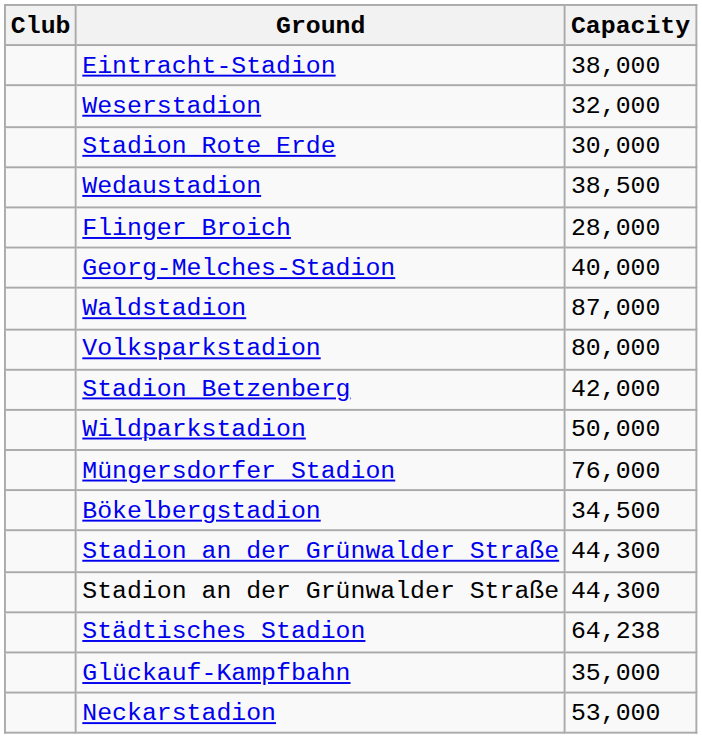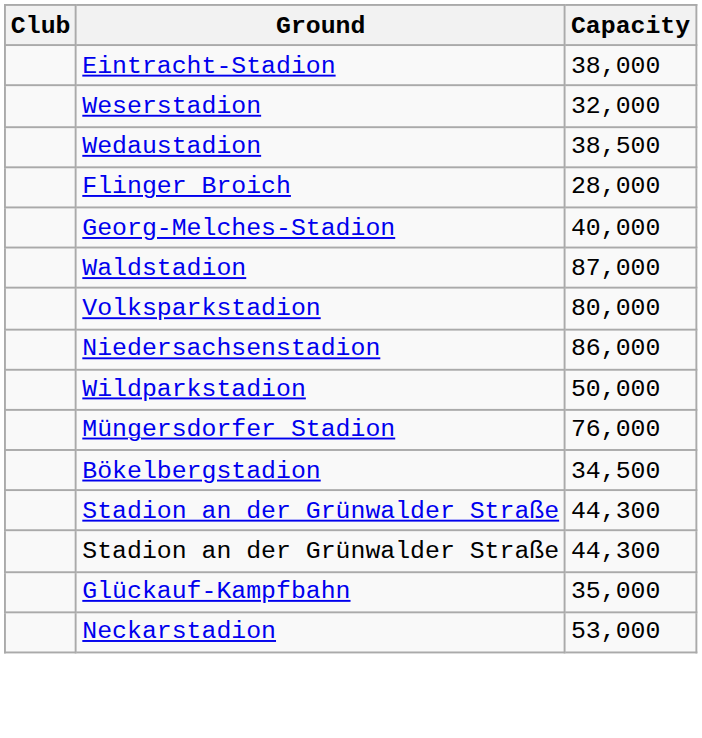- row: (209, 147)
+ row: (231, 349)
- row: (216, 389)
- row: (224, 632)
